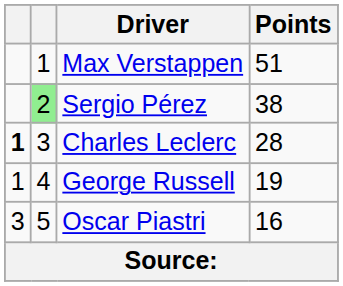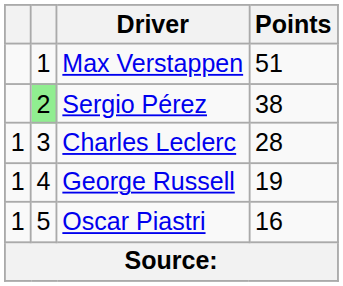(18, 143) bold -> (18, 143) normal
(18, 221) 3 -> (18, 221) 1
